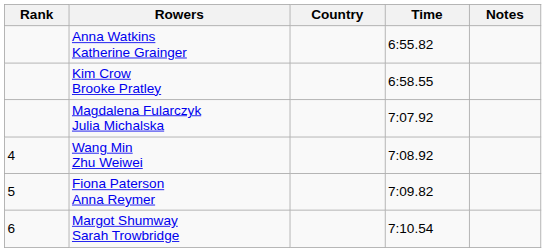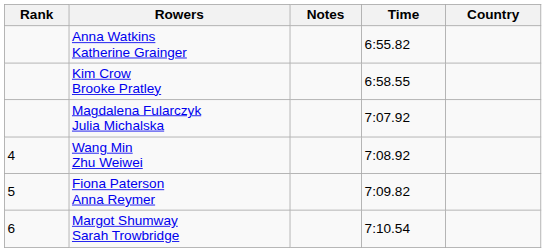columns swapped: (337, 15) <-> (505, 15)
